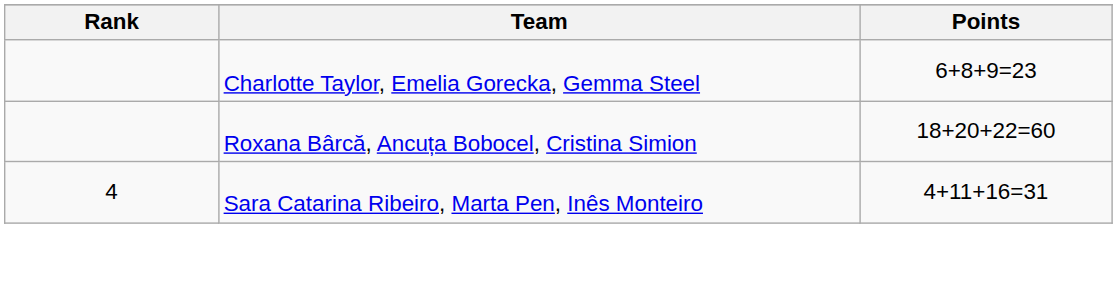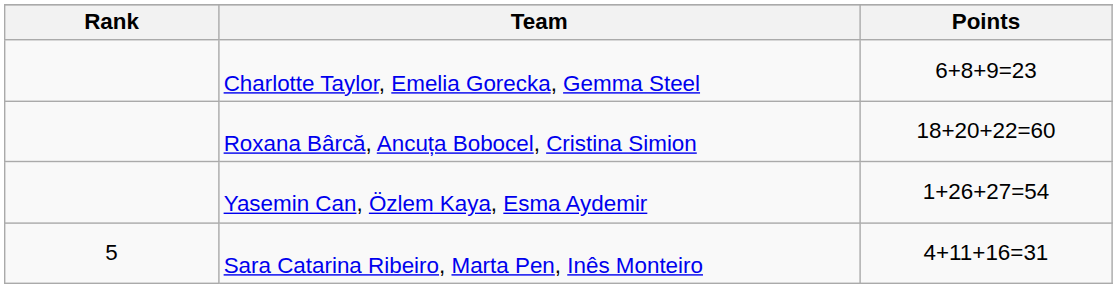+ row: (435, 204)
(112, 191) 4 -> (112, 252) 5
